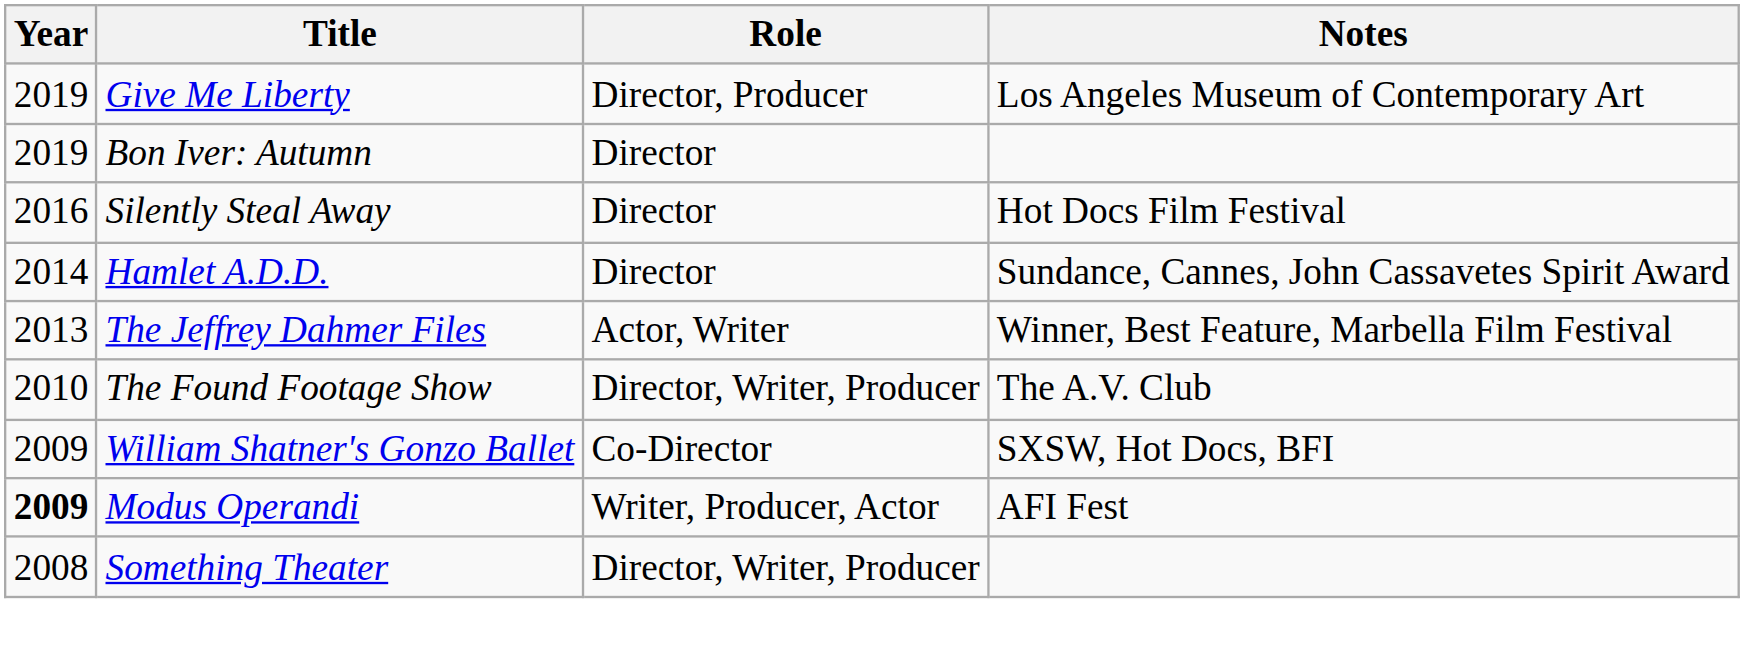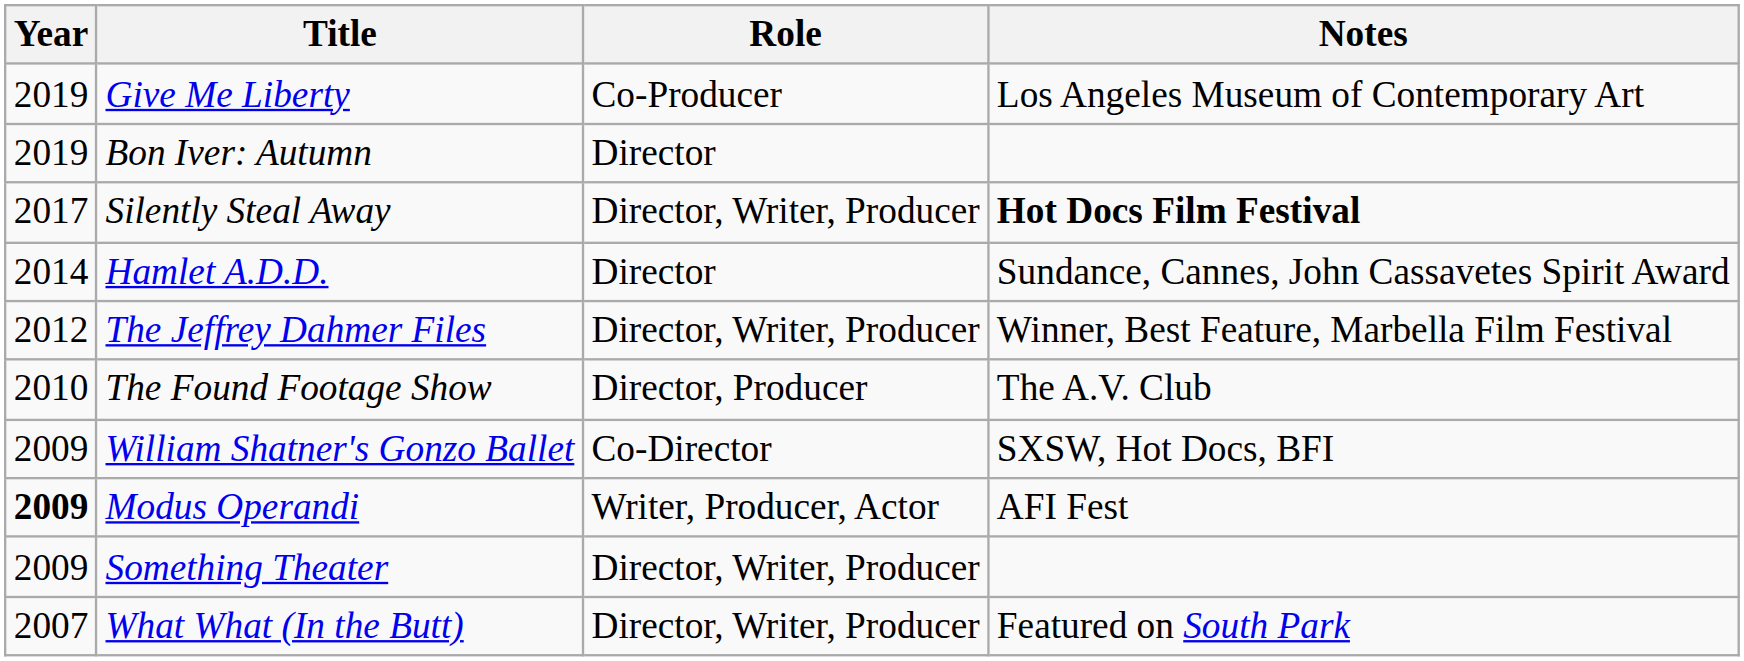(729, 93) Director, Producer -> (687, 93) Co-Producer
(51, 211) 2016 -> (51, 211) 2017
(654, 211) Director -> (786, 211) Director, Writer, Producer
(1171, 211) normal -> (1179, 211) bold
(51, 329) 2013 -> (51, 329) 2012
(690, 329) Actor, Writer -> (786, 329) Director, Writer, Producer
(786, 388) Director, Writer, Producer -> (729, 388) Director, Producer
(51, 566) 2008 -> (51, 566) 2009
+ row: (285, 625)
